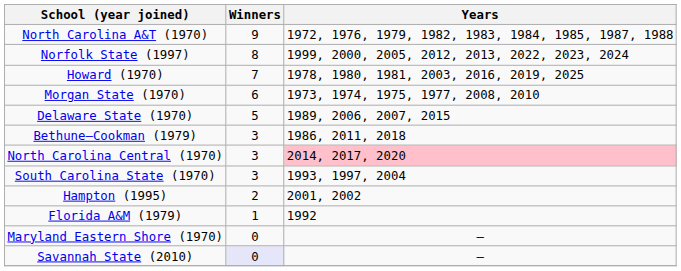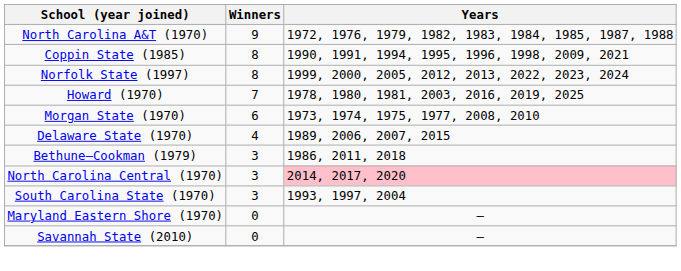+ row: (115, 55)
(255, 115) 5 -> (255, 135) 4
- row: (115, 196)
- row: (115, 216)
(255, 256) lavender background -> (255, 236) no background
